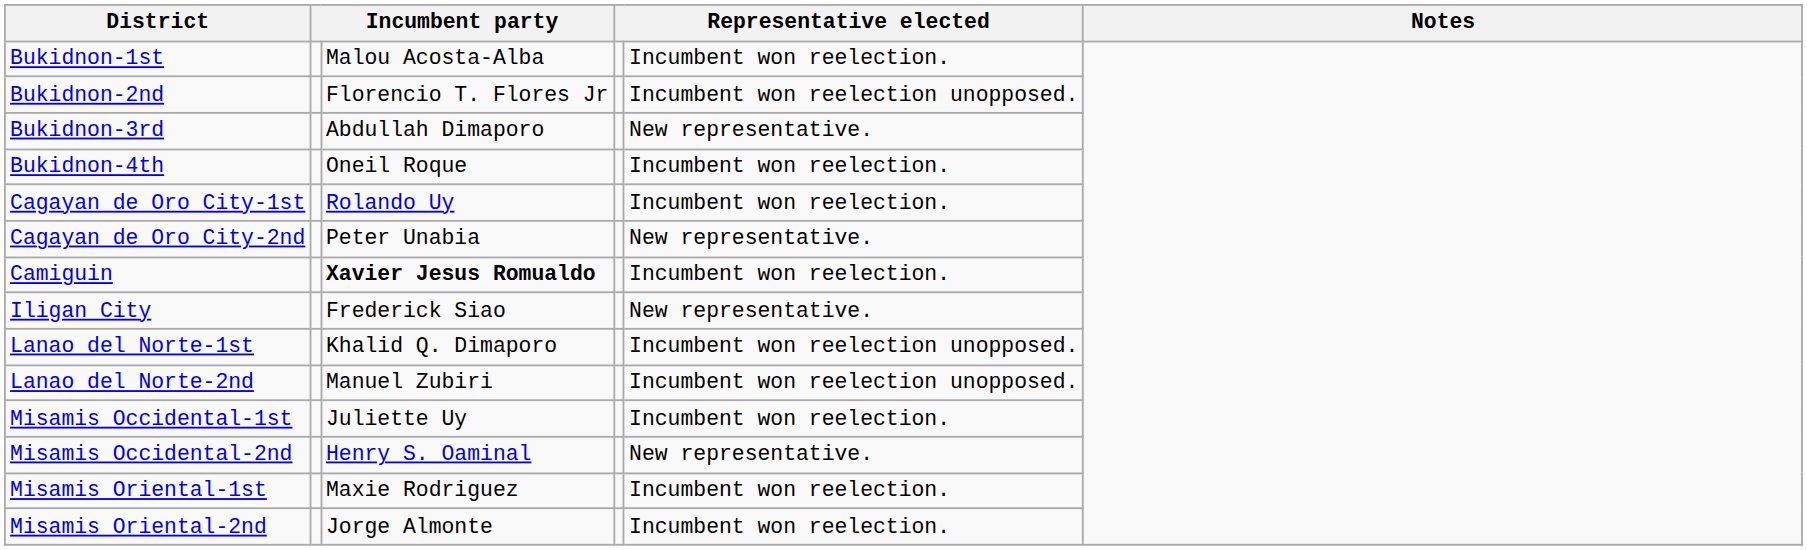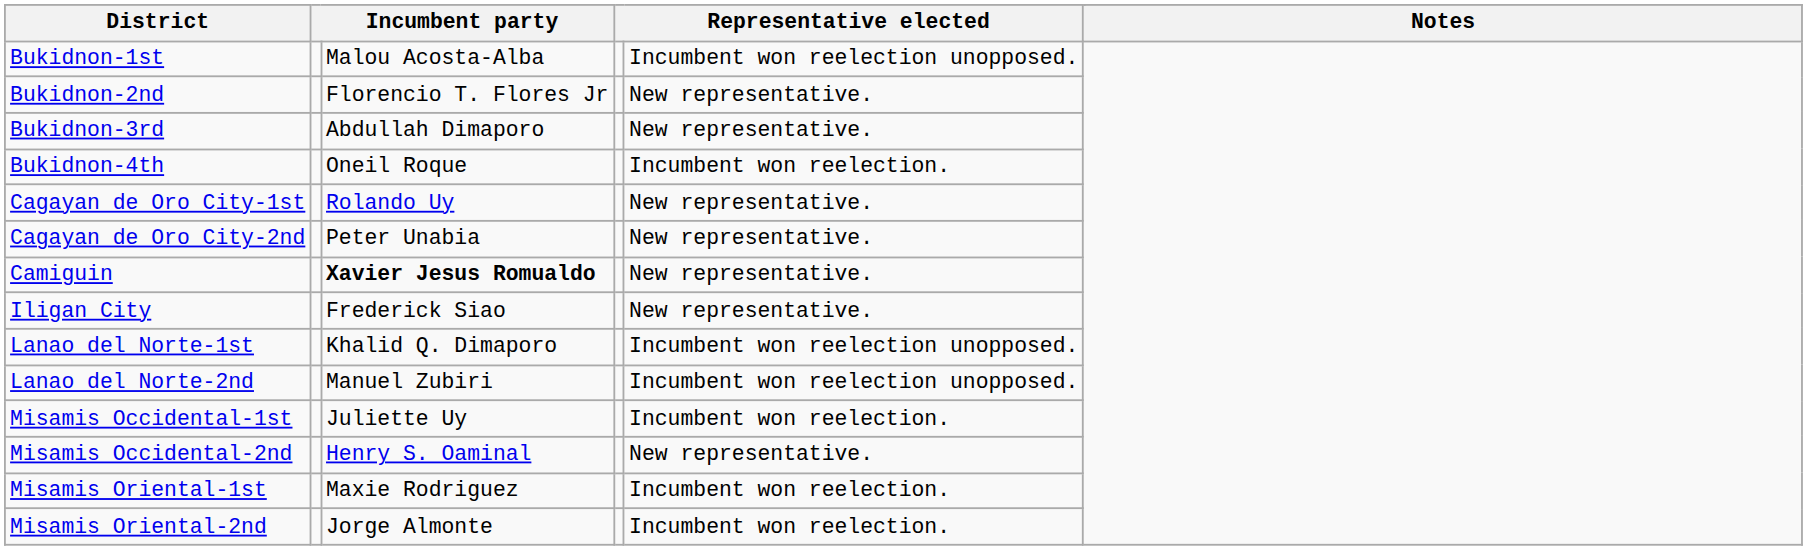(790, 59) Incumbent won reelection. -> (854, 59) Incumbent won reelection unopposed.
(854, 95) Incumbent won reelection unopposed. -> (751, 95) New representative.
(790, 202) Incumbent won reelection. -> (751, 202) New representative.
(790, 274) Incumbent won reelection. -> (751, 274) New representative.
